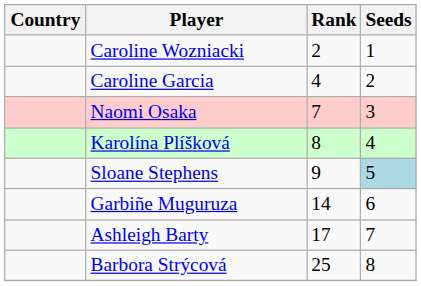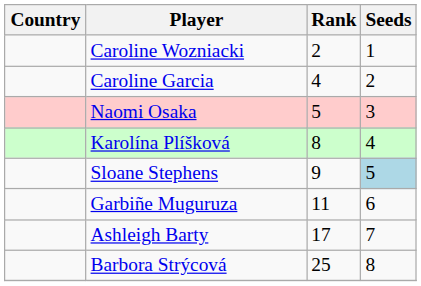(316, 111) 7 -> (316, 111) 5
(321, 204) 14 -> (321, 204) 11
